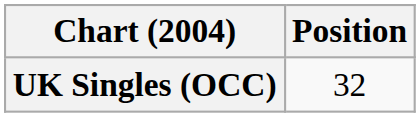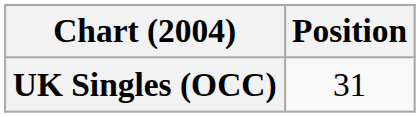(350, 84) 32 -> (350, 84) 31
